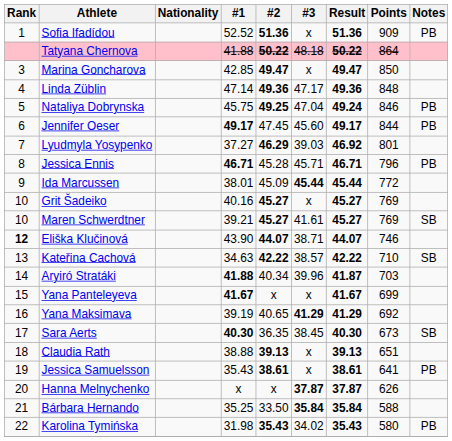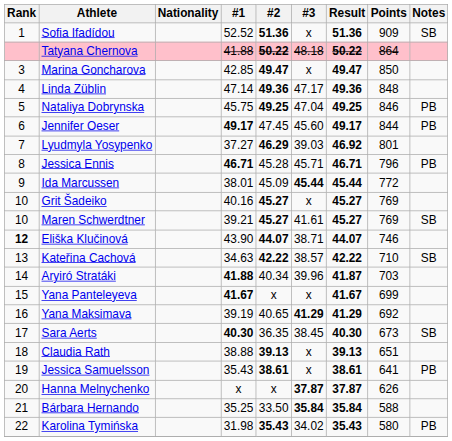(429, 32) PB -> (429, 32) SB
(347, 107) 49.24 -> (347, 107) 49.25
